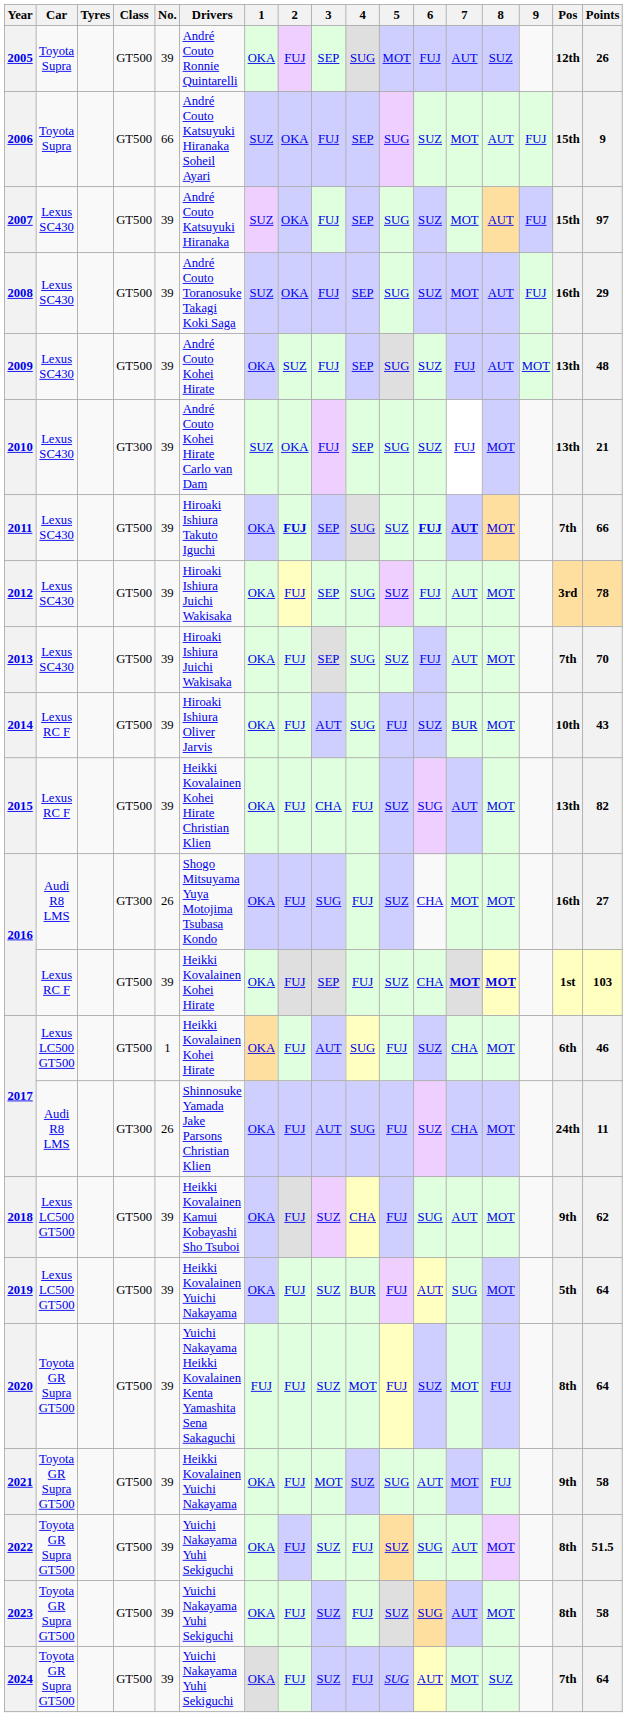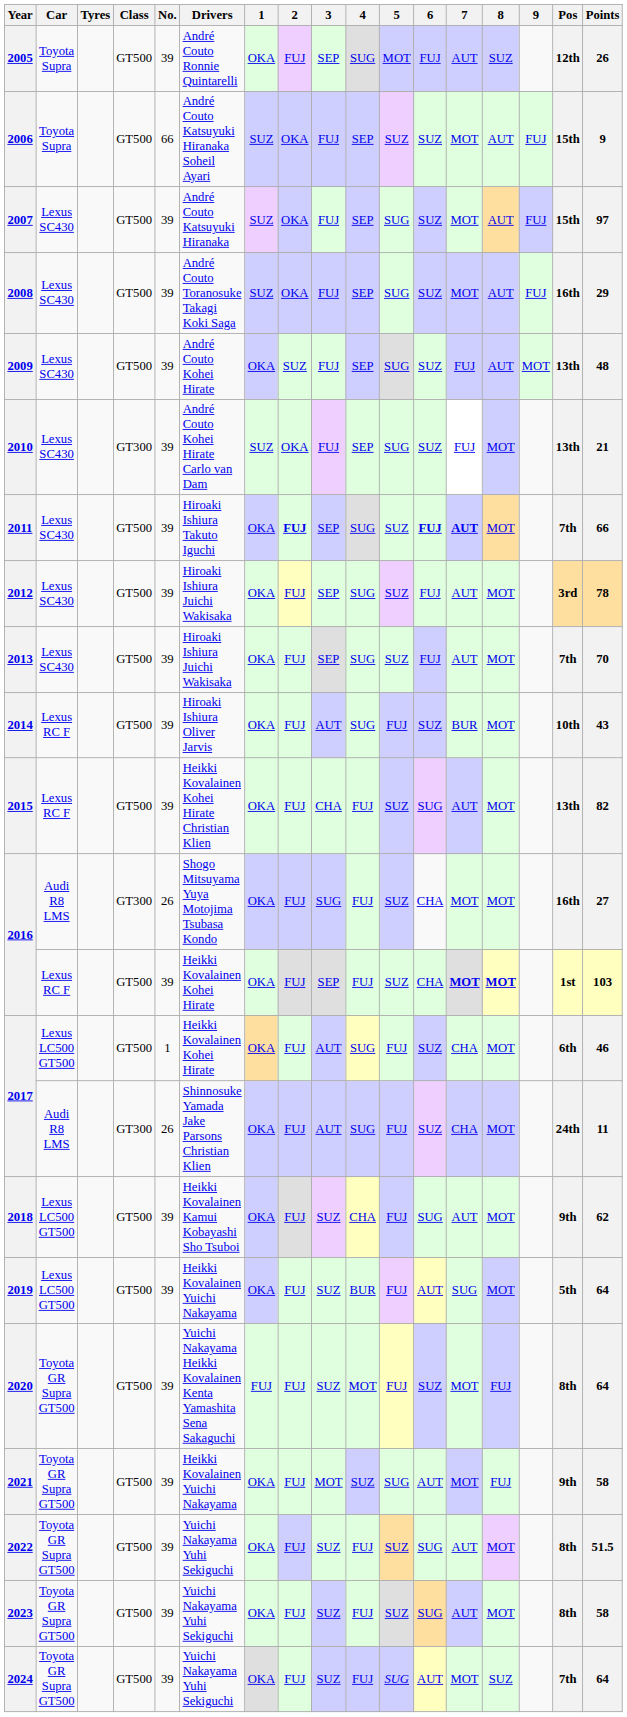(397, 139) SUG -> (397, 139) SUZ
